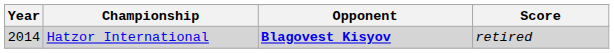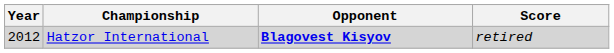(24, 38) 2014 -> (24, 38) 2012
